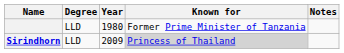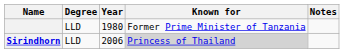(112, 41) 2009 -> (112, 41) 2006
